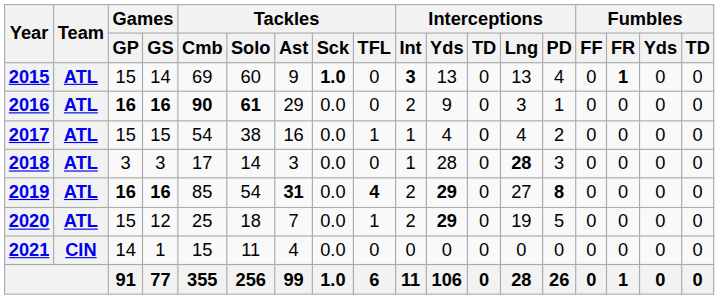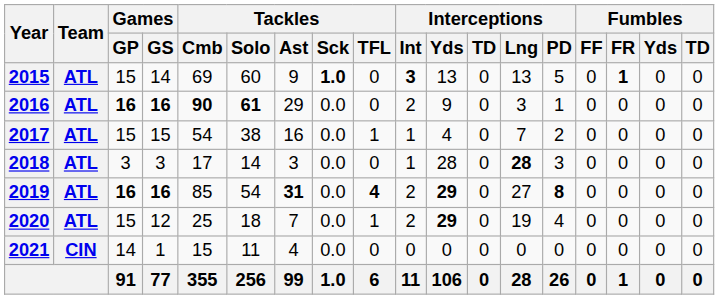(559, 76) 4 -> (559, 76) 5
(521, 134) 4 -> (521, 134) 7
(559, 221) 5 -> (559, 221) 4
